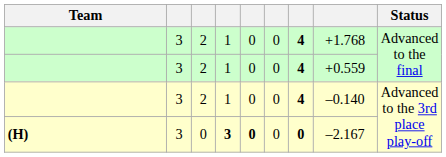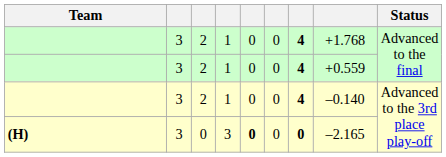(228, 134) bold -> (228, 134) normal
(345, 134) –2.167 -> (345, 134) –2.165
